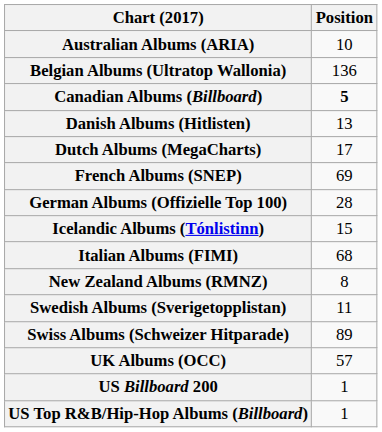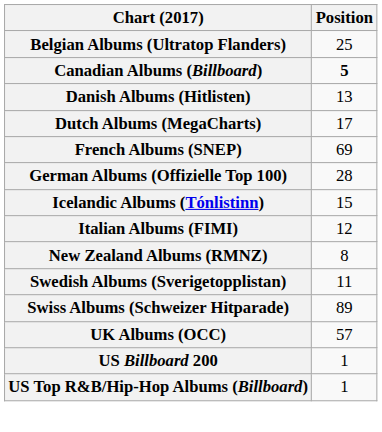- row: (158, 44)
+ row: (158, 44)
- row: (158, 70)
(344, 255) 68 -> (344, 228) 12
